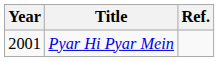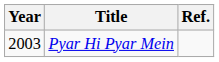(25, 43) 2001 -> (25, 43) 2003
